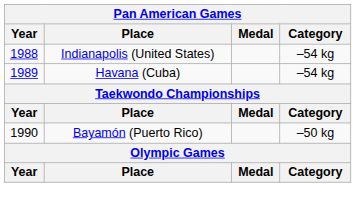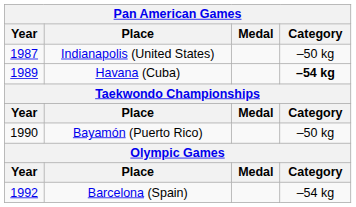(24, 53) 1988 -> (24, 53) 1987
(315, 53) –54 kg -> (315, 53) –50 kg
(315, 73) normal -> (315, 73) bold
+ row: (138, 192)
